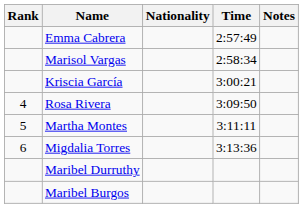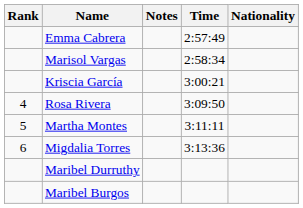columns swapped: (178, 15) <-> (279, 15)
